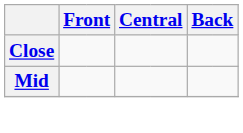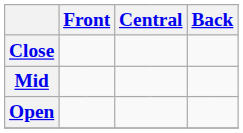+ row: (32, 111)
